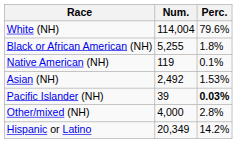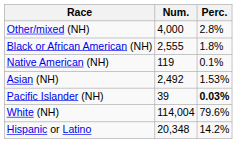rows swapped: (33, 29) <-> (48, 113)
(170, 46) 5,255 -> (170, 46) 2,555
(173, 130) 20,349 -> (173, 130) 20,348
